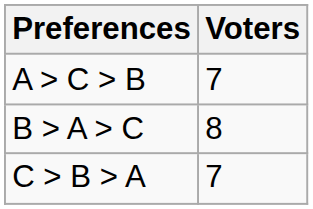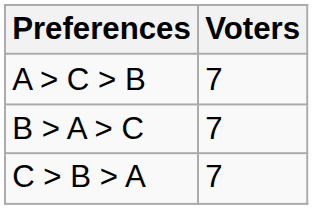(214, 128) 8 -> (214, 128) 7
